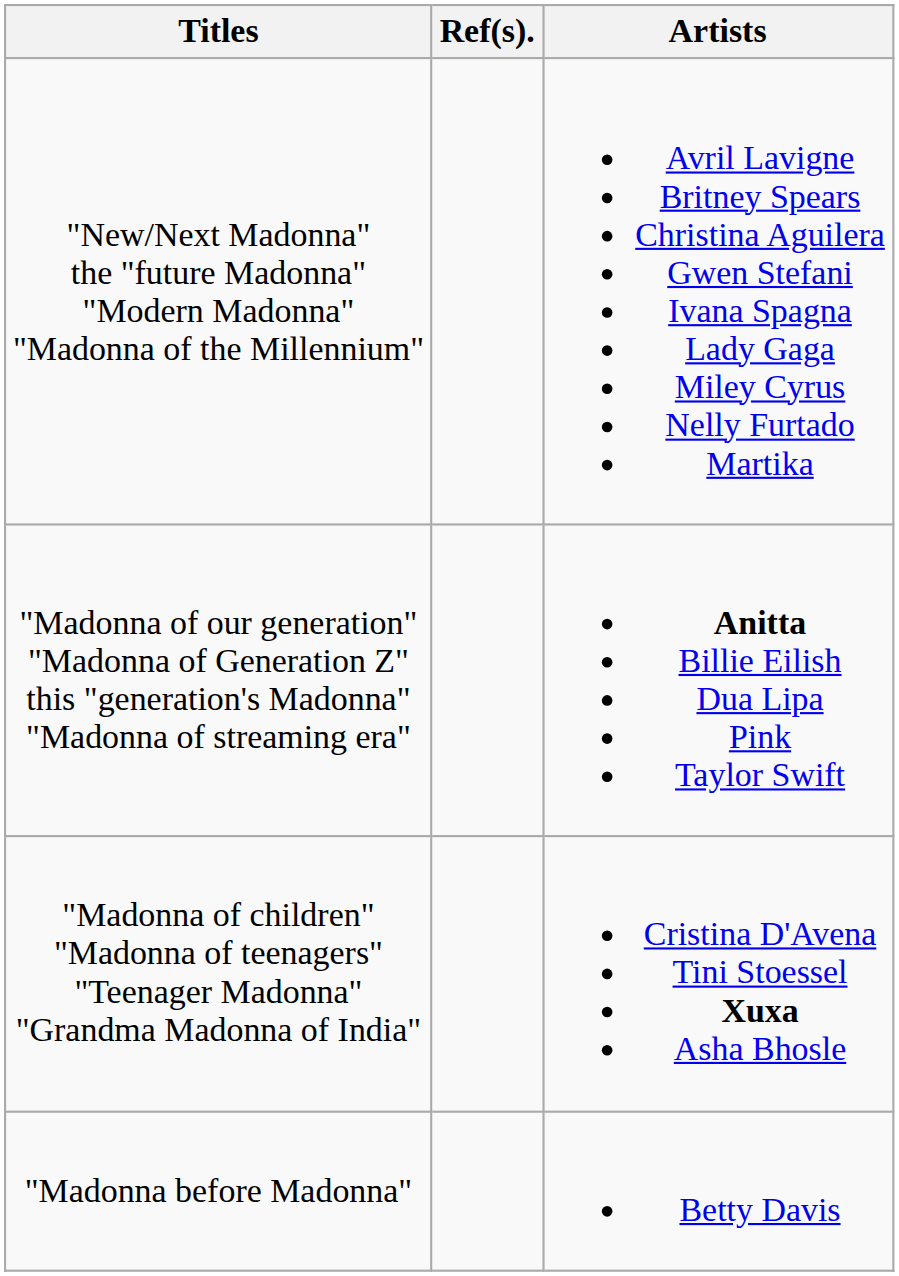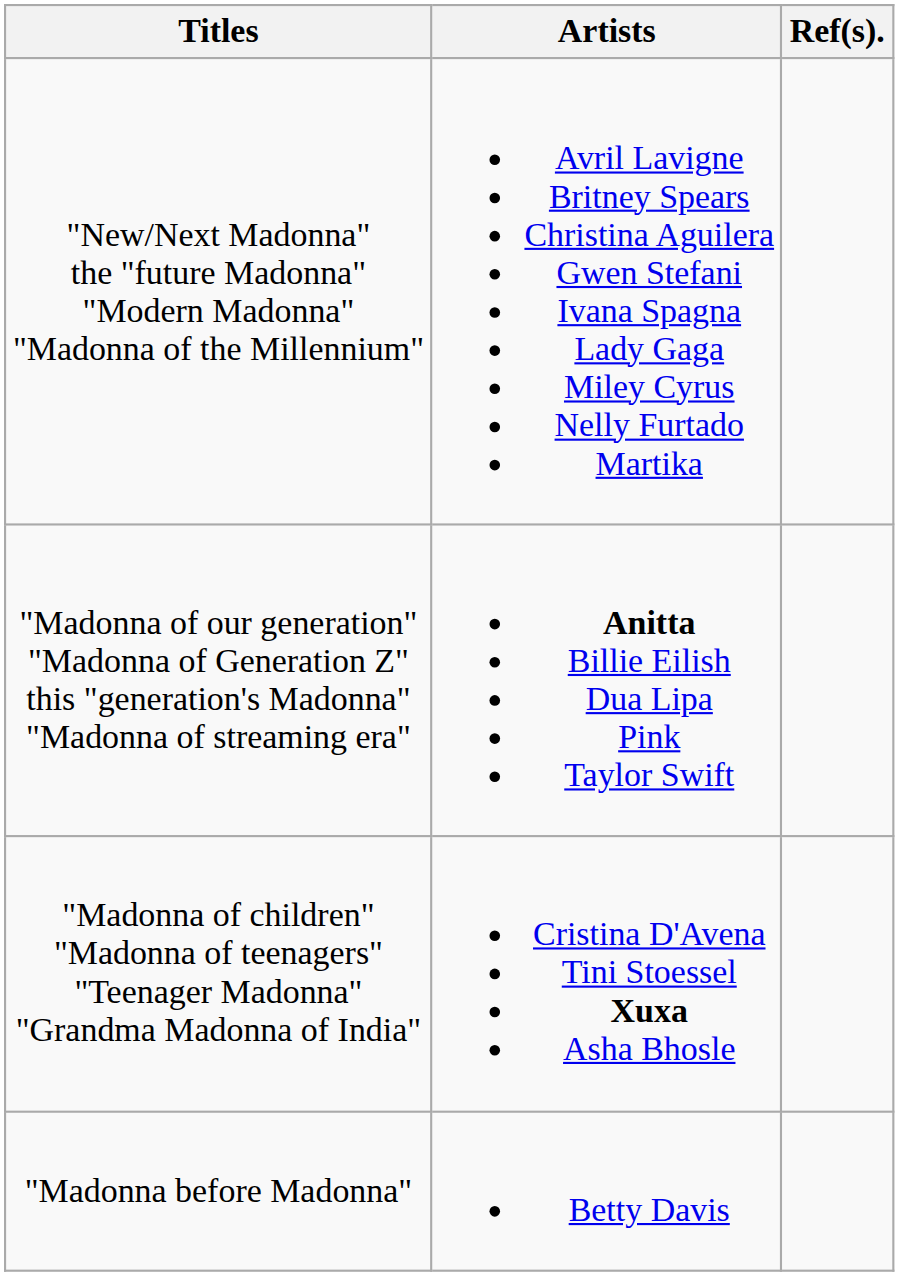columns swapped: (718, 31) <-> (487, 31)
